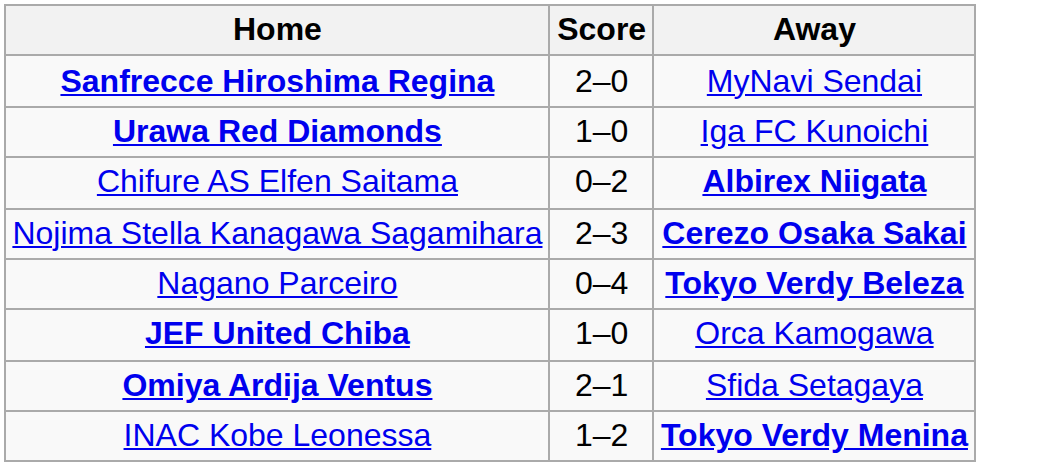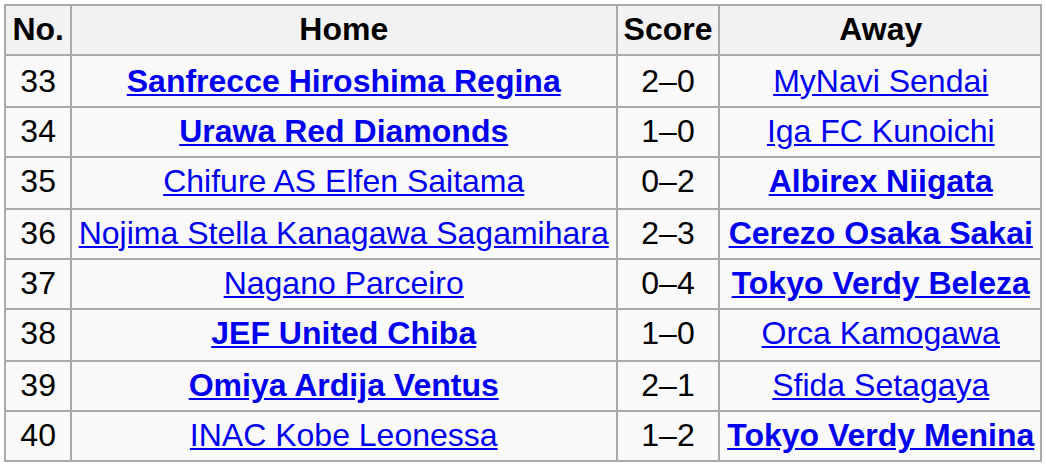+ column: (38, 29)
